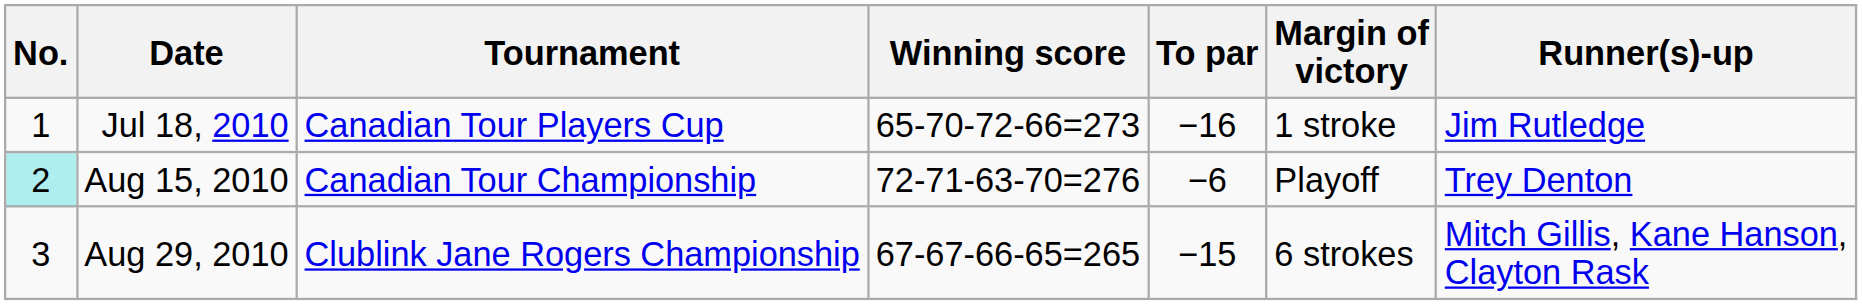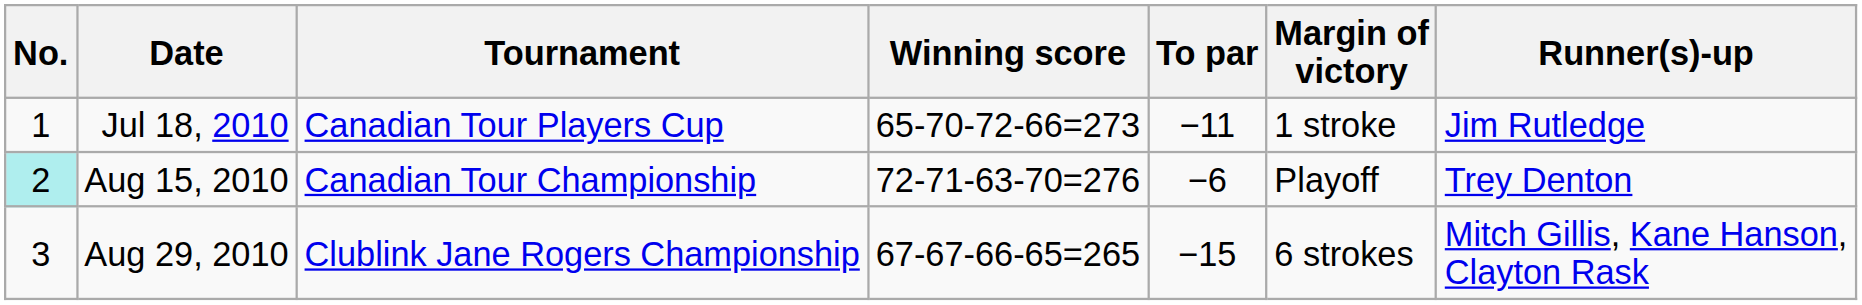(1207, 125) −16 -> (1207, 125) −11
